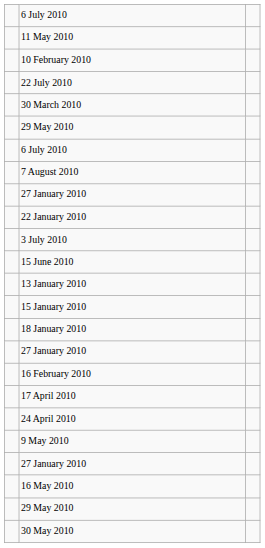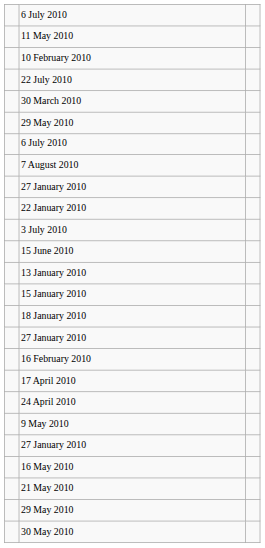+ row: (12, 489)
